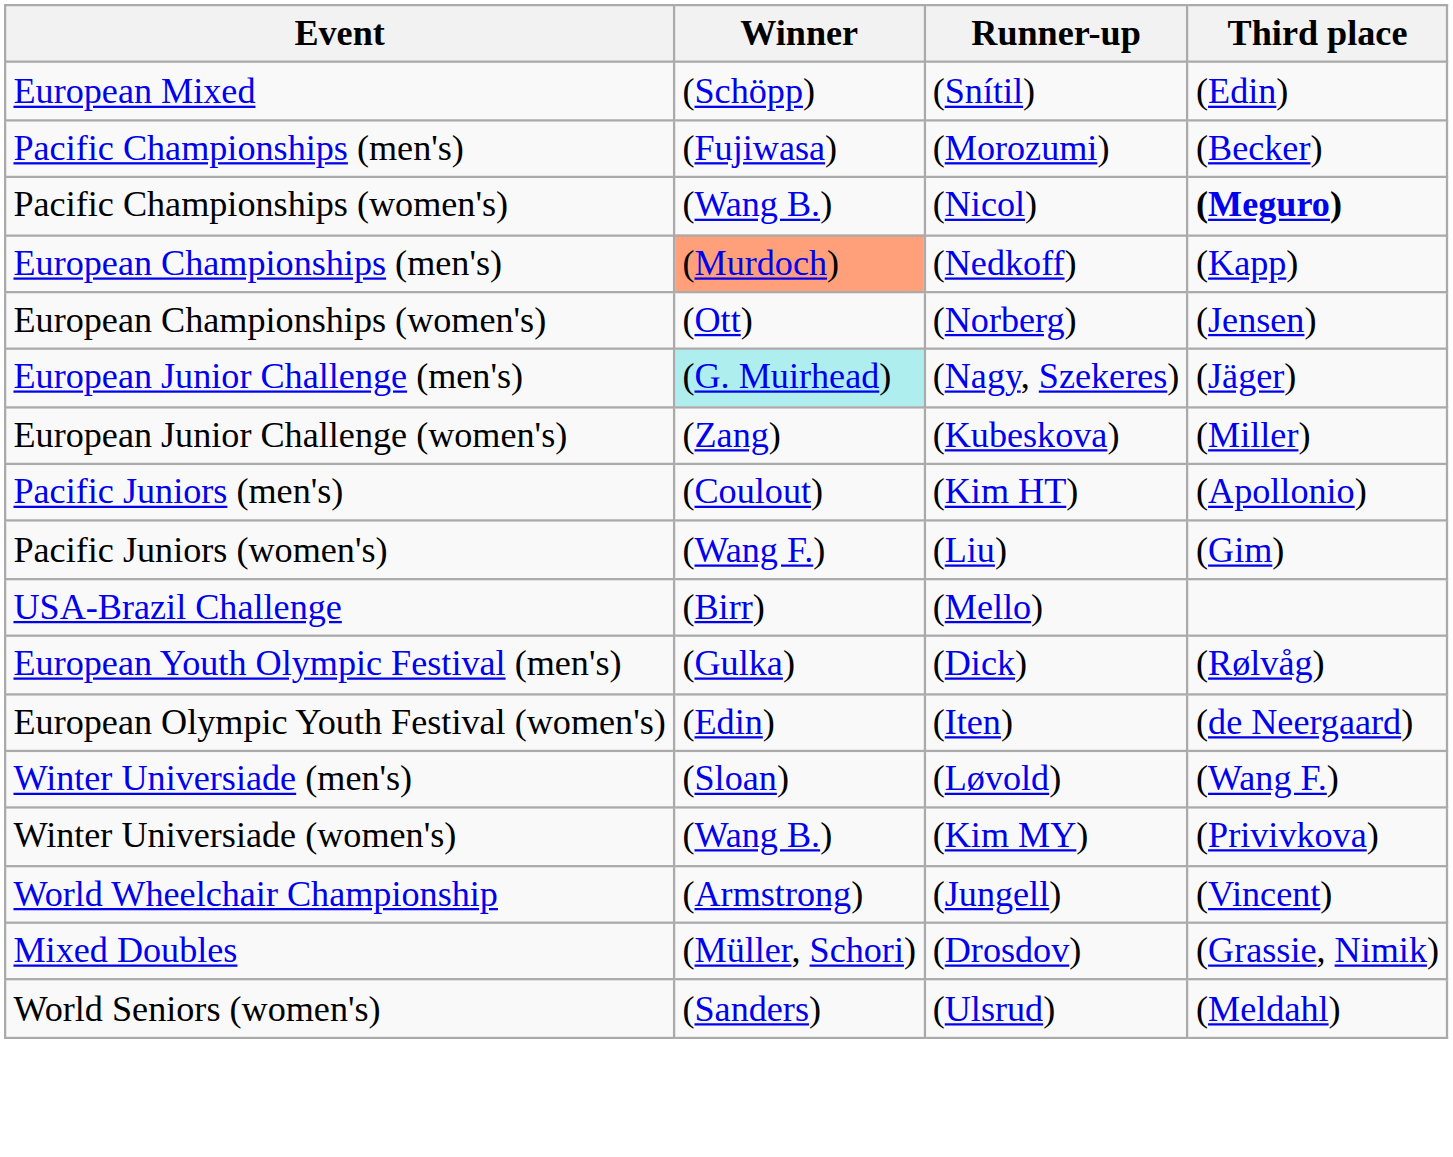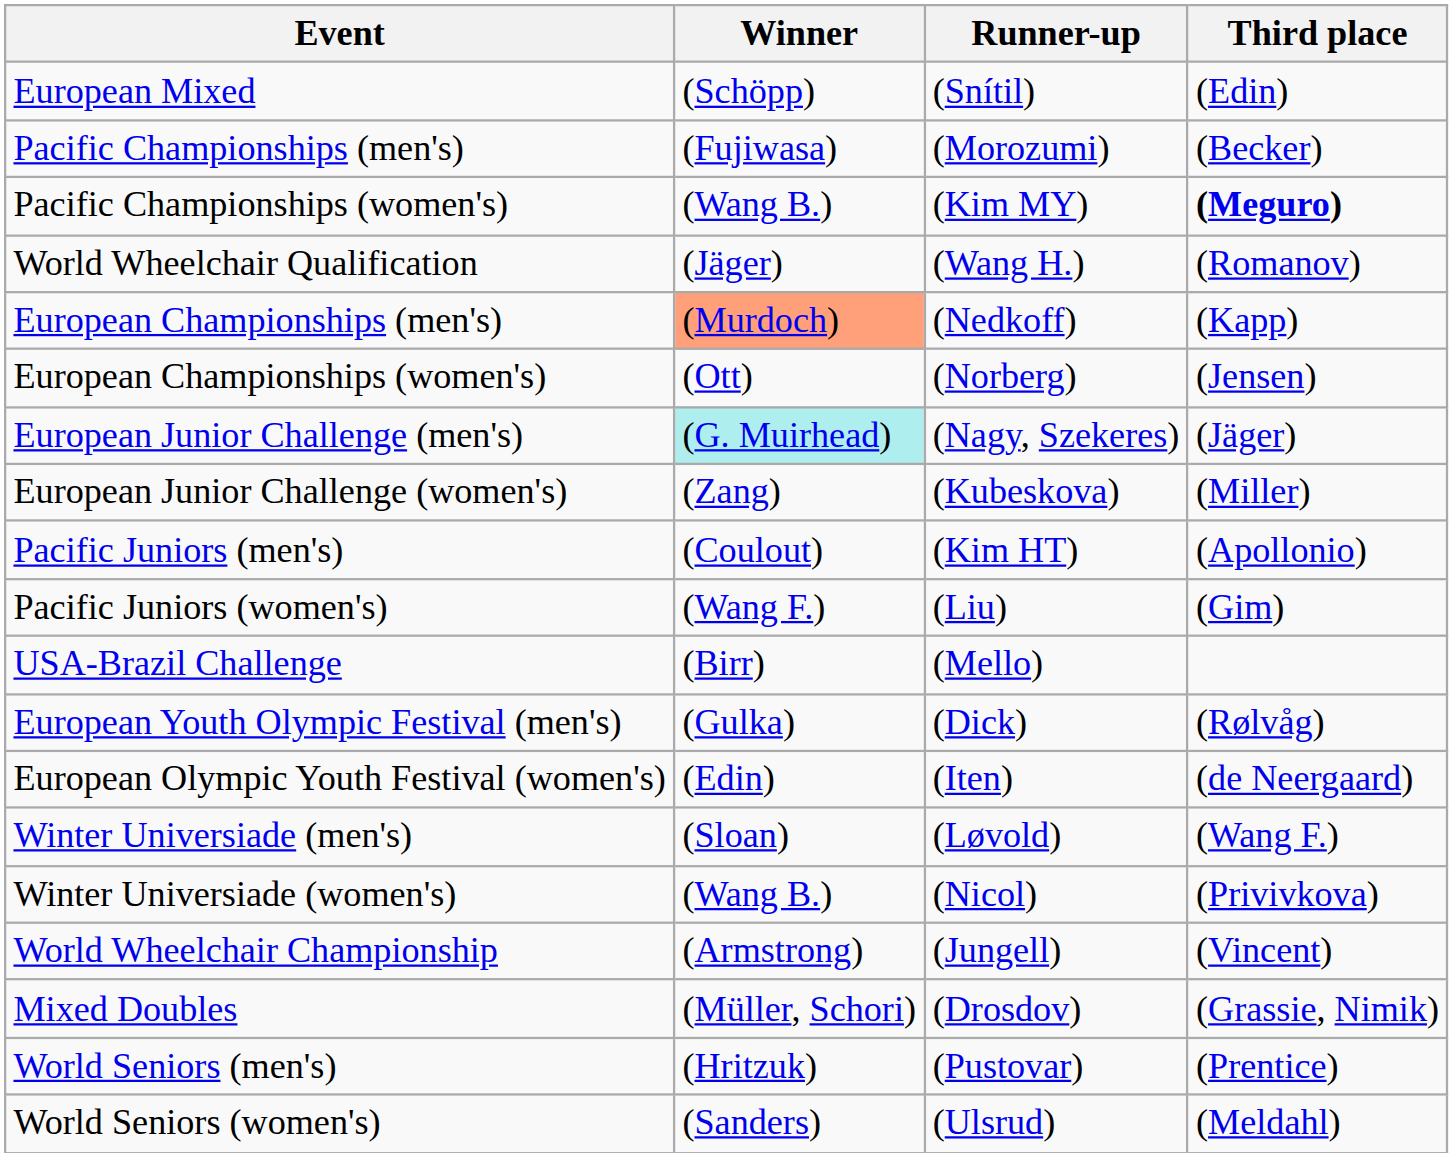(985, 205) (Nicol) -> (1011, 205) (Kim MY)
+ row: (246, 262)
(1011, 836) (Kim MY) -> (985, 893) (Nicol)
+ row: (175, 1065)
